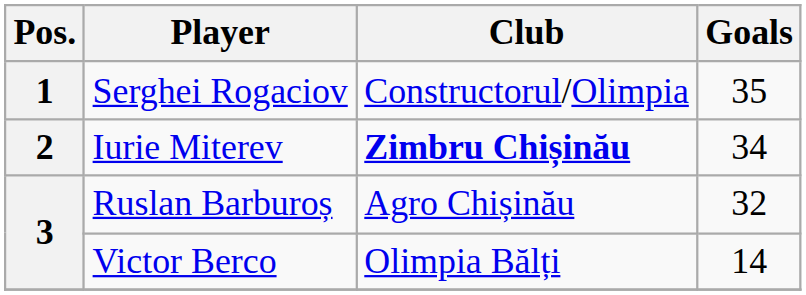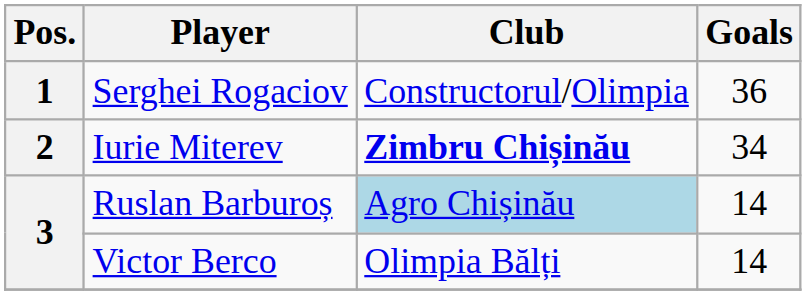(749, 89) 35 -> (749, 89) 36
(469, 203) no background -> (469, 203) lightblue background
(749, 203) 32 -> (749, 203) 14
